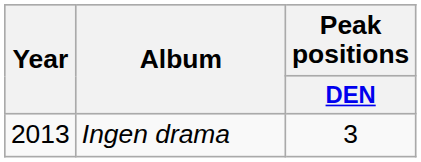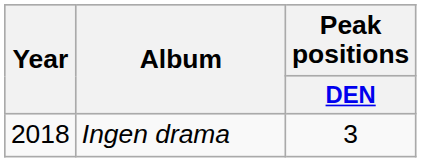(40, 134) 2013 -> (40, 134) 2018
